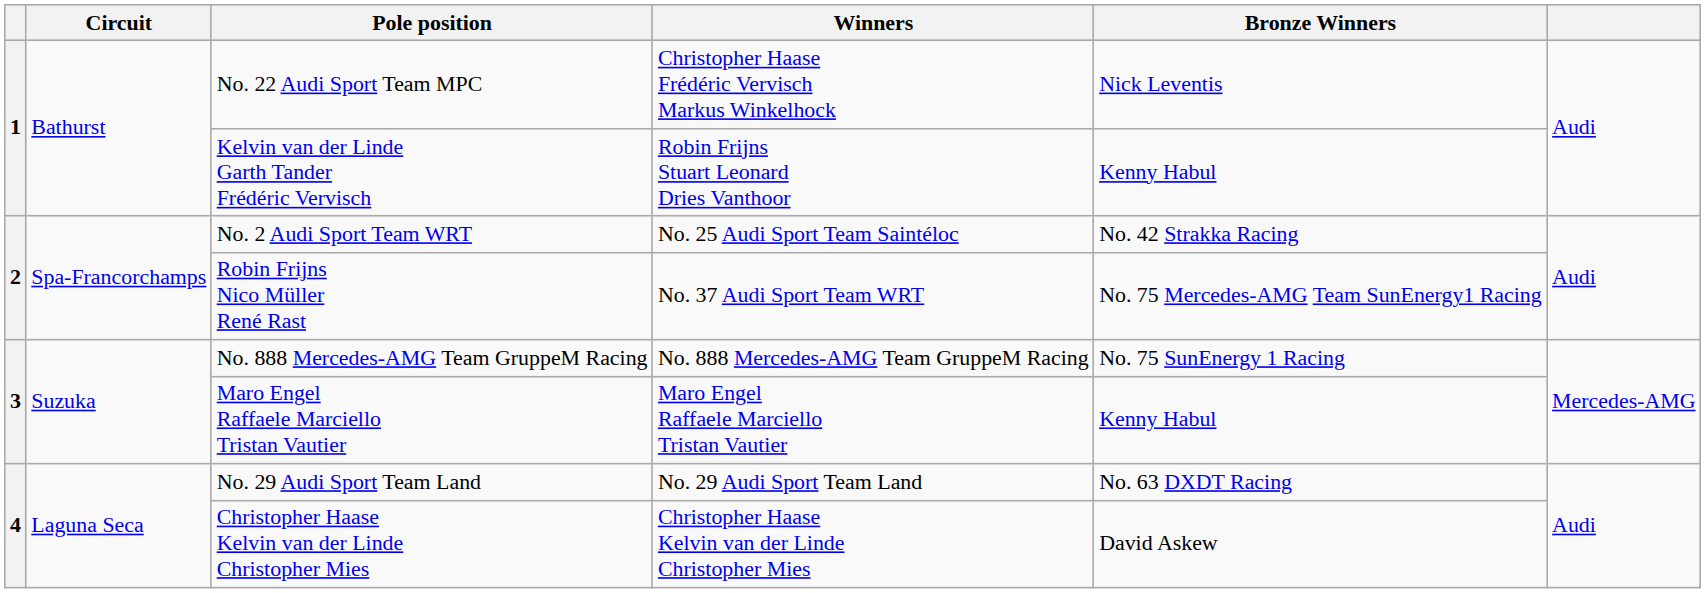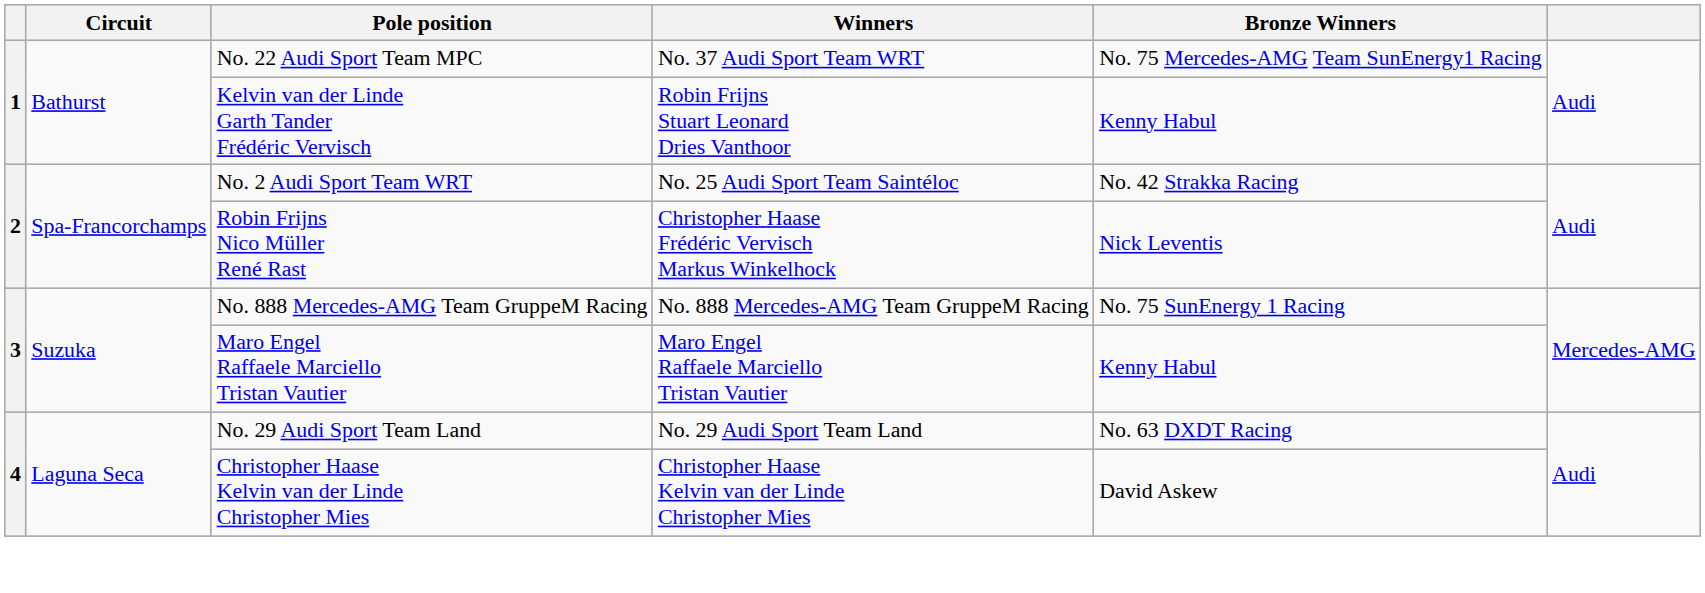(747, 84) Christopher Haase Frédéric Vervisch Markus Winkelhock -> (791, 58) No. 37 Audi Sport Team WRT
(1161, 84) Nick Leventis -> (1320, 58) No. 75 Mercedes-AMG Team SunEnergy1 Racing
(791, 295) No. 37 Audi Sport Team WRT -> (747, 243) Christopher Haase Frédéric Vervisch Markus Winkelhock
(1320, 295) No. 75 Mercedes-AMG Team SunEnergy1 Racing -> (1161, 243) Nick Leventis
